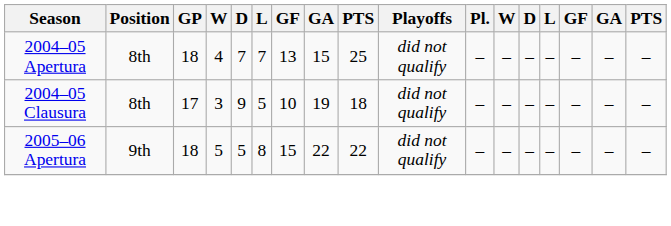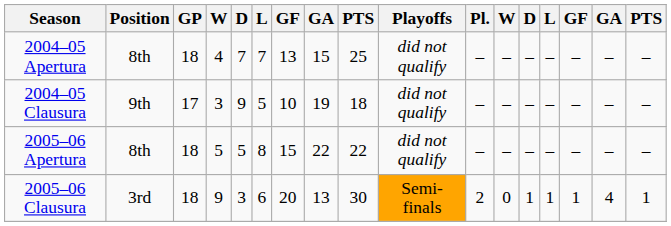(140, 103) 8th -> (140, 103) 9th
(140, 150) 9th -> (140, 150) 8th
+ row: (55, 197)
